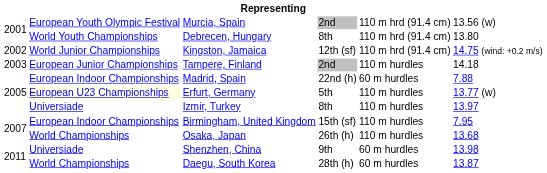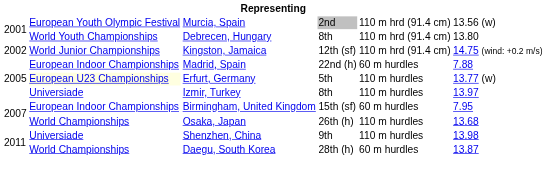- row: (222, 65)
(391, 121) 110 m hurdles -> (389, 107) 60 m hurdles
(389, 149) 60 m hurdles -> (391, 135) 110 m hurdles
